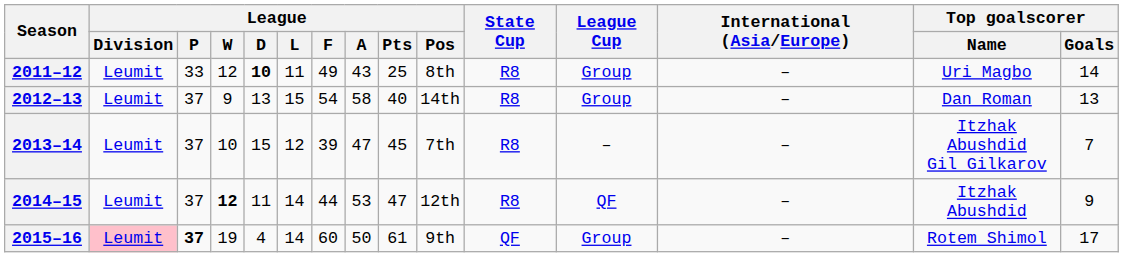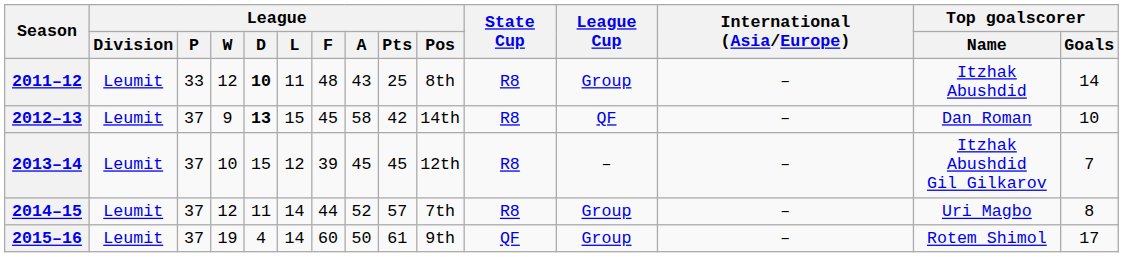(328, 72) 49 -> (328, 82) 48
(987, 72) Uri Magbo -> (987, 82) Itzhak Abushdid
(261, 100) normal -> (261, 119) bold
(328, 100) 54 -> (328, 119) 45
(397, 100) 40 -> (397, 119) 42
(607, 100) Group -> (607, 119) QF
(1089, 100) 13 -> (1089, 119) 10
(362, 146) 47 -> (362, 165) 45
(440, 146) 7th -> (440, 165) 12th
(227, 202) bold -> (227, 211) normal
(362, 202) 53 -> (362, 211) 52
(397, 202) 47 -> (397, 211) 57
(440, 202) 12th -> (440, 211) 7th
(607, 202) QF -> (607, 211) Group
(987, 202) Itzhak Abushdid -> (987, 211) Uri Magbo
(1089, 202) 9 -> (1089, 211) 8
(133, 239) pink background -> (133, 239) no background
(194, 239) bold -> (194, 239) normal
